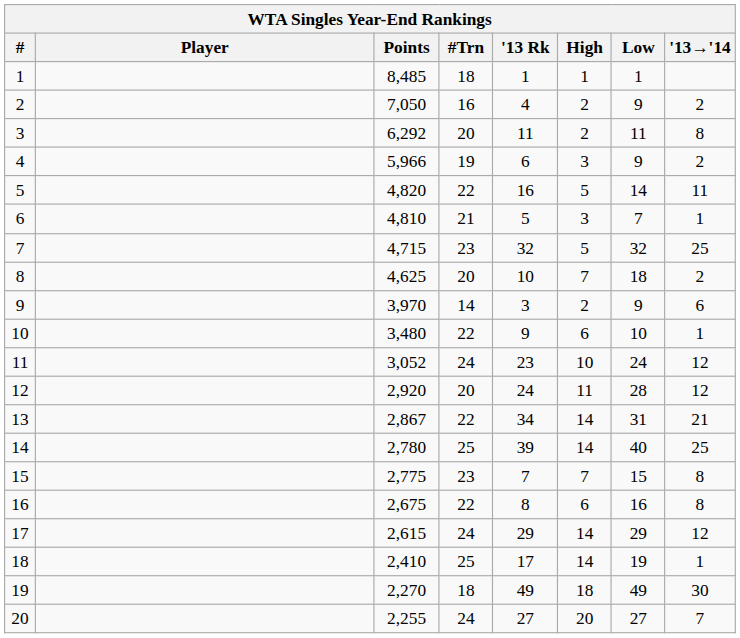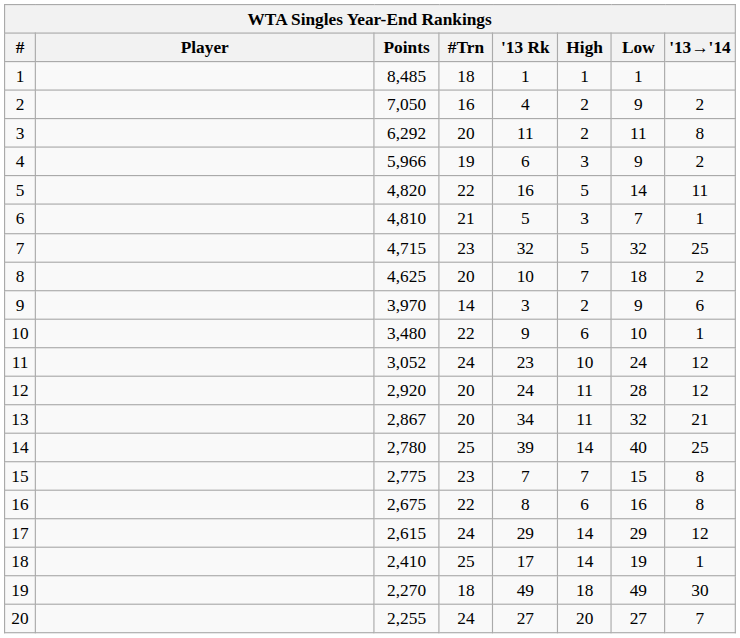(466, 418) 22 -> (466, 418) 20
(585, 418) 14 -> (585, 418) 11
(638, 418) 31 -> (638, 418) 32
